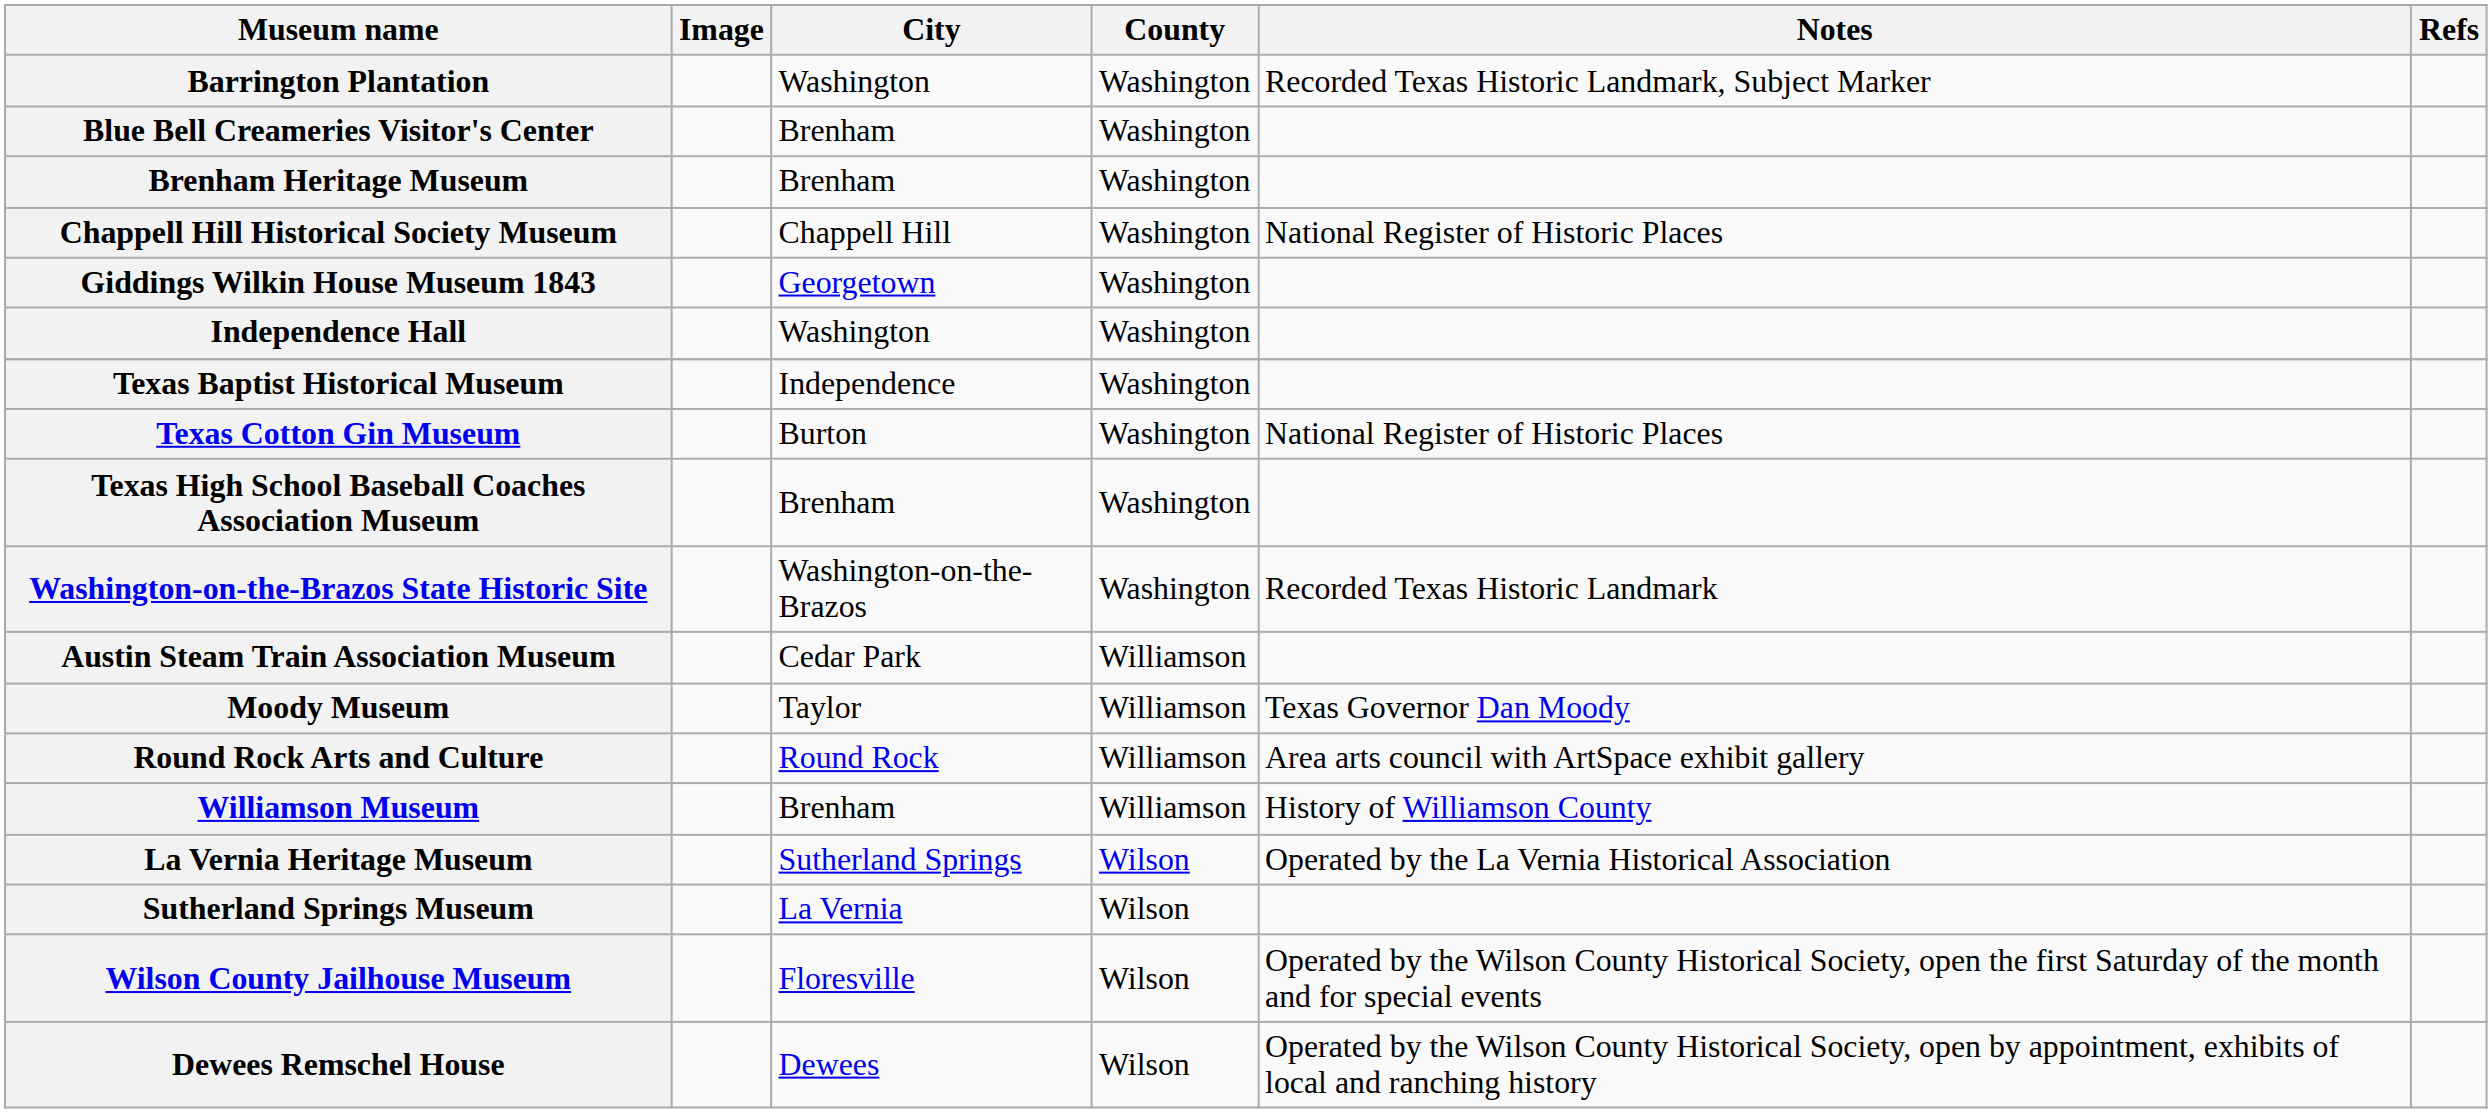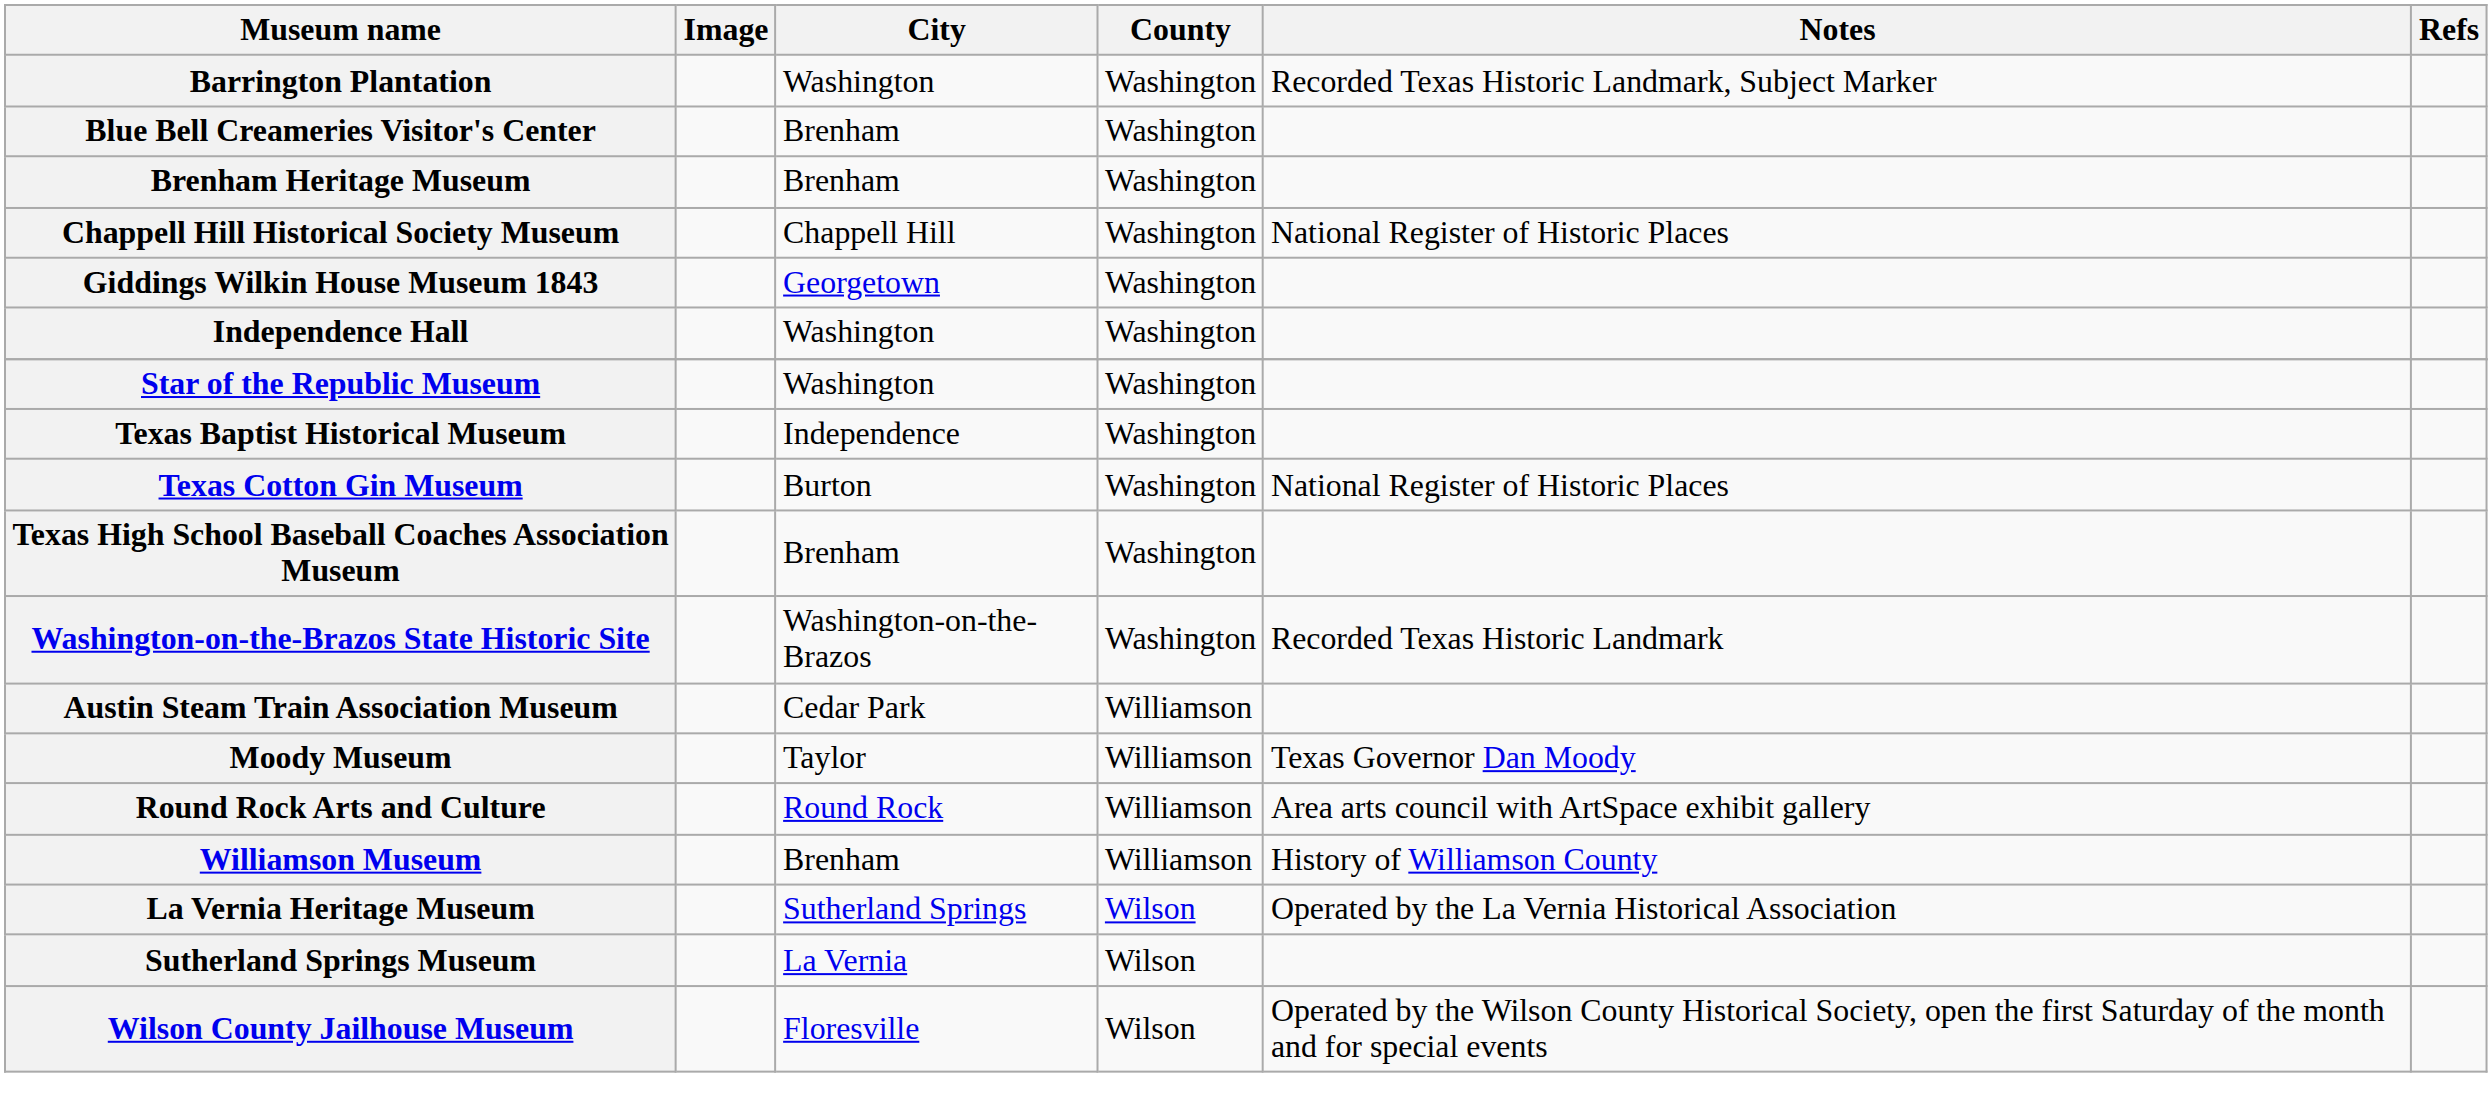+ row: (341, 383)
- row: (338, 1064)
